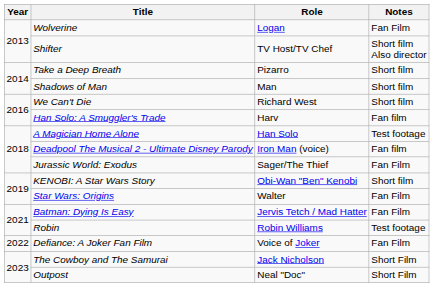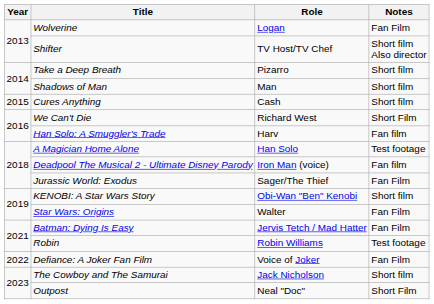+ row: (67, 102)
(392, 102) Short film -> (394, 117) Short Film
(394, 259) Short Film -> (392, 275) Short film
